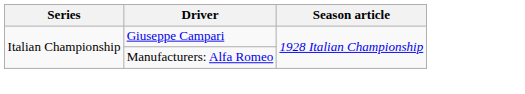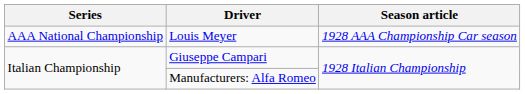+ row: (203, 36)
